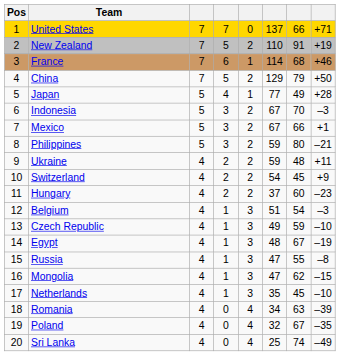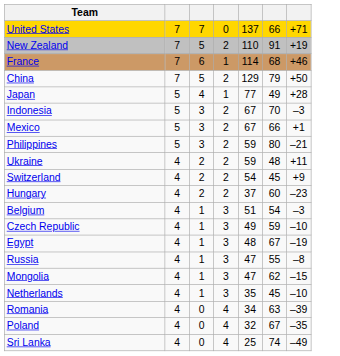- column: (16, 12)
